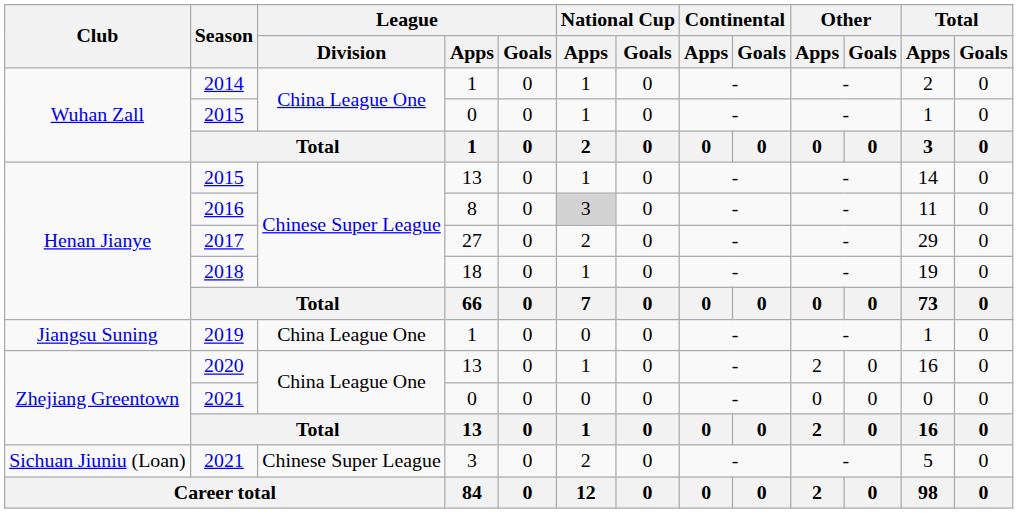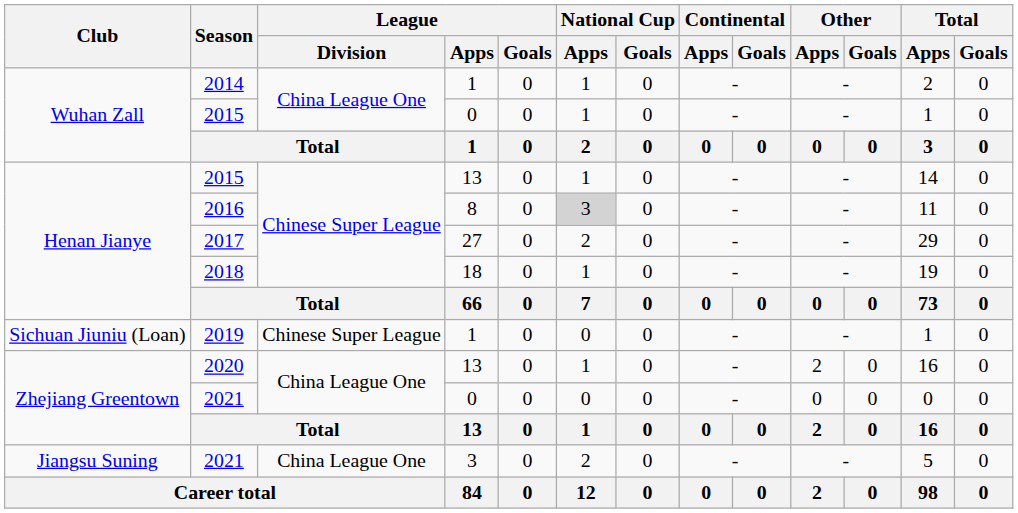(97, 334) Jiangsu Suning -> (97, 334) Sichuan Jiuniu (Loan)
(352, 334) China League One -> (352, 334) Chinese Super League
(97, 460) Sichuan Jiuniu (Loan) -> (97, 460) Jiangsu Suning
(352, 460) Chinese Super League -> (352, 460) China League One
